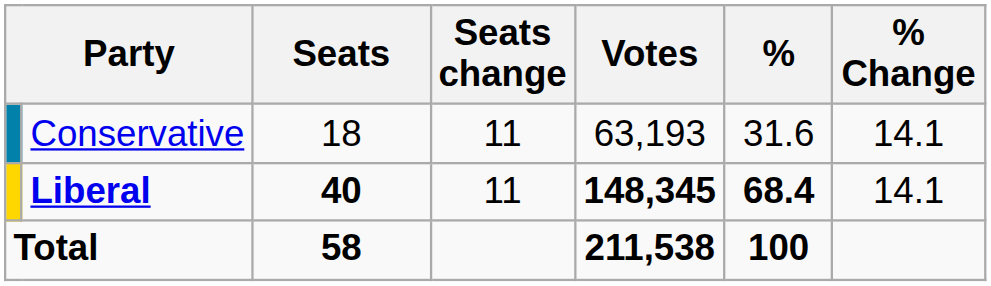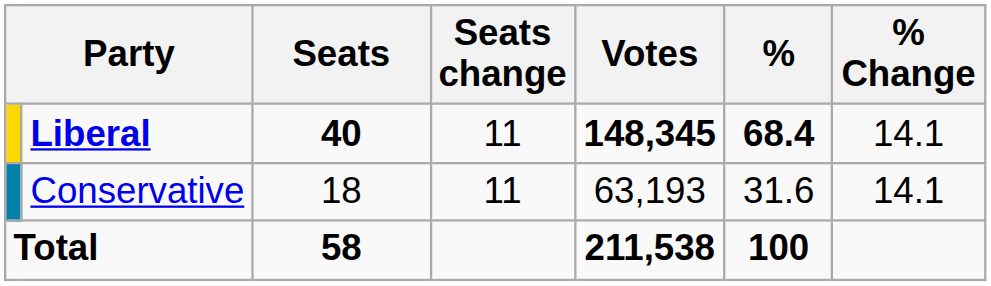rows swapped: (91, 190) <-> (137, 132)
